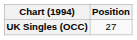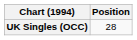(111, 27) 27 -> (111, 27) 28
